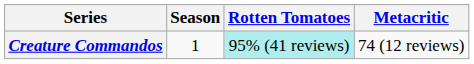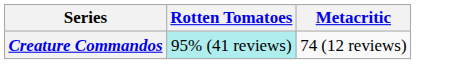- column: (195, 17)
